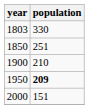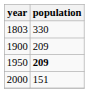- row: (17, 46)
(41, 63) 210 -> (41, 46) 209
